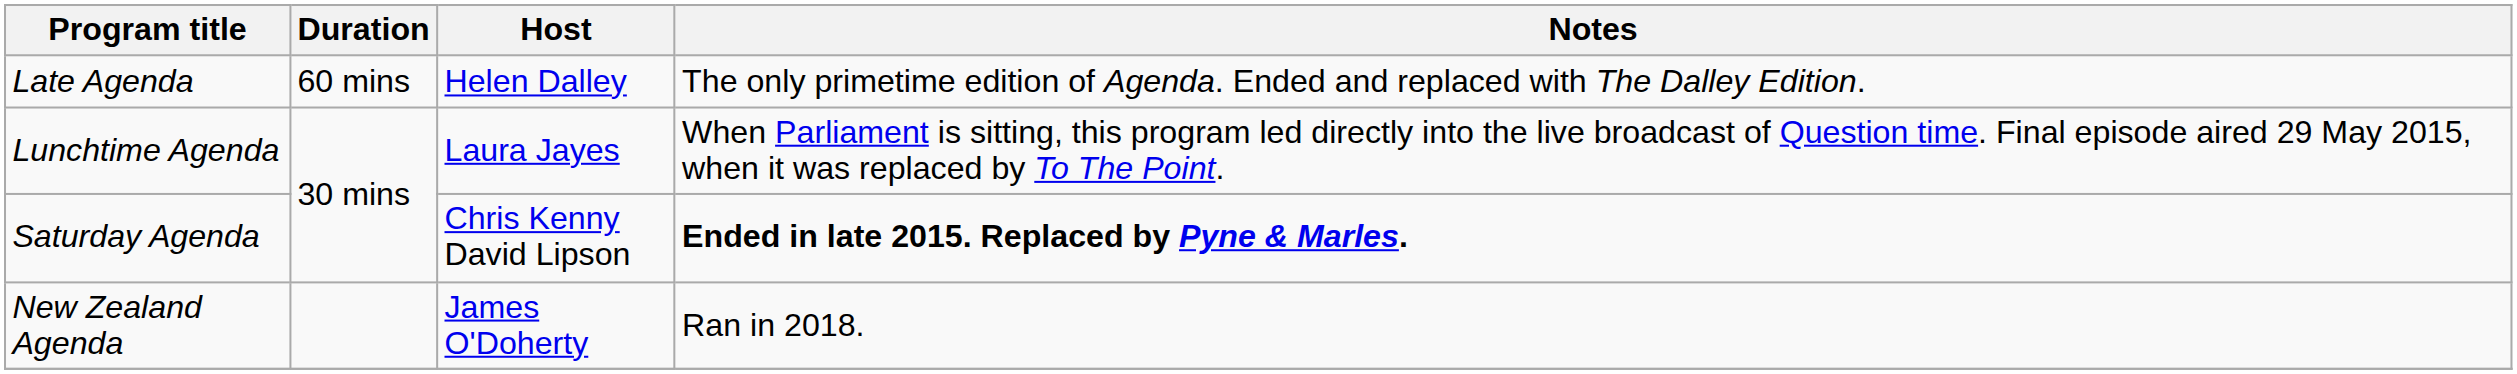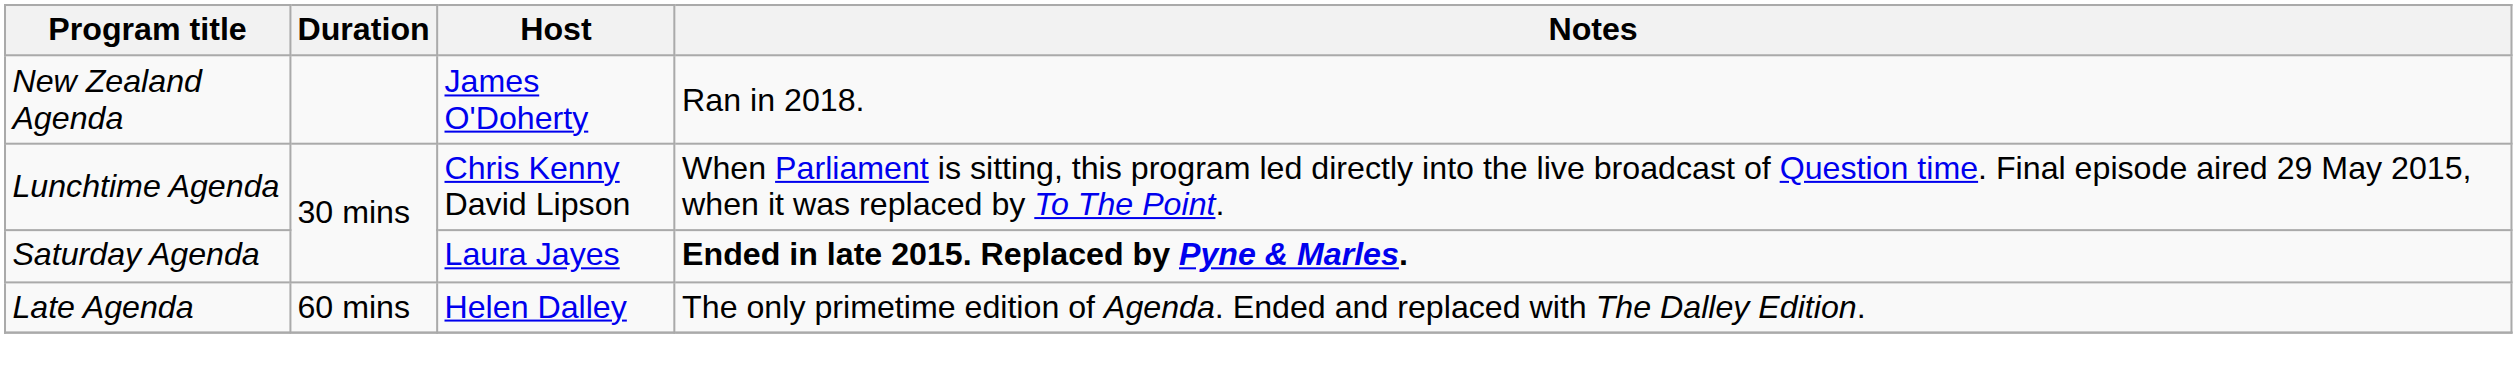rows swapped: (103, 81) <-> (107, 324)
(532, 150) Laura Jayes -> (537, 186) Chris Kenny David Lipson
(537, 237) Chris Kenny David Lipson -> (532, 255) Laura Jayes
